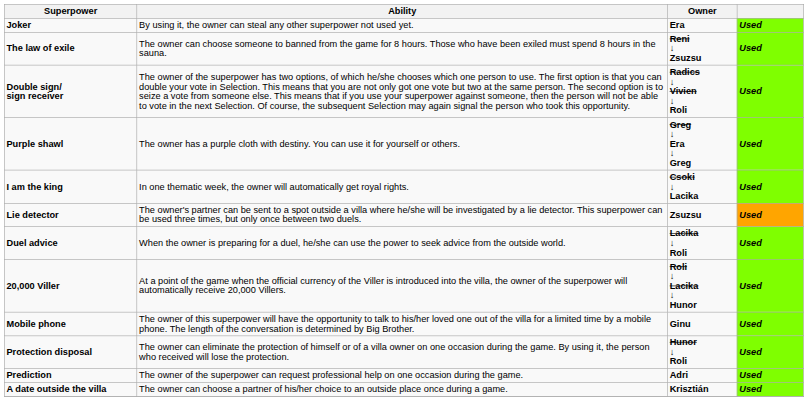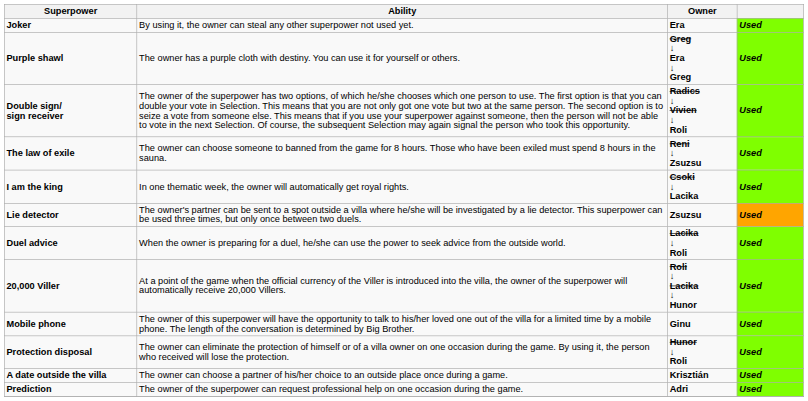rows swapped: (41, 49) <-> (35, 144)
rows swapped: (56, 390) <-> (29, 376)
